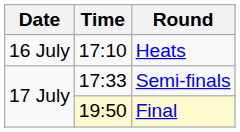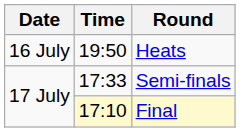(103, 50) 17:10 -> (103, 50) 19:50
(103, 111) 19:50 -> (103, 111) 17:10
